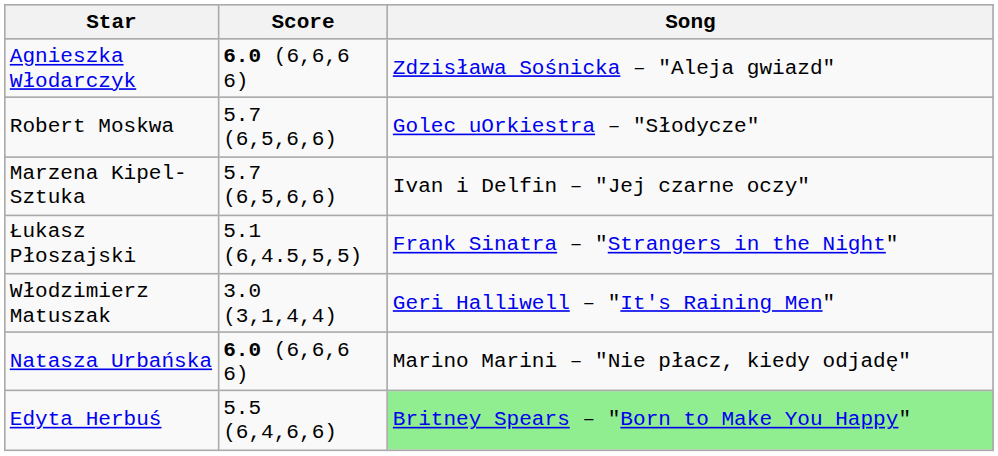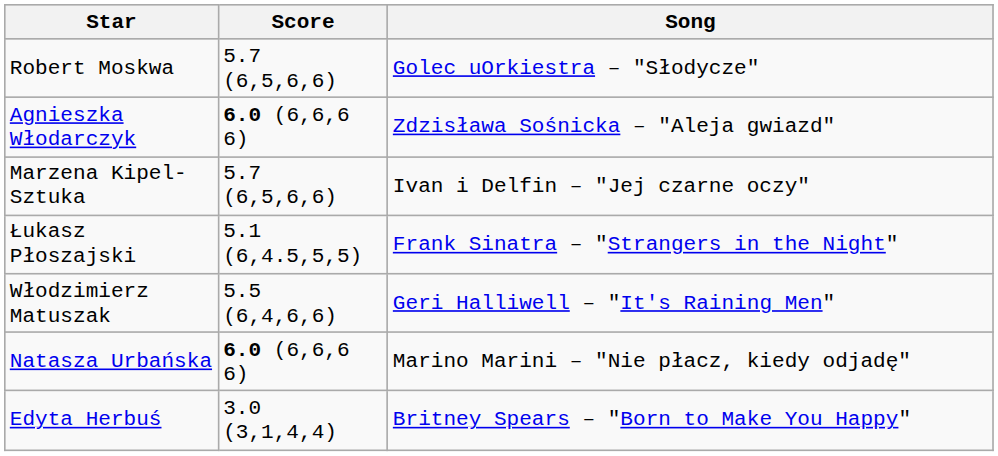rows swapped: (92, 127) <-> (73, 68)
(280, 303) 3.0 (3,1,4,4) -> (280, 303) 5.5 (6,4,6,6)
(280, 420) 5.5 (6,4,6,6) -> (280, 420) 3.0 (3,1,4,4)
(652, 420) lightgreen background -> (652, 420) no background
